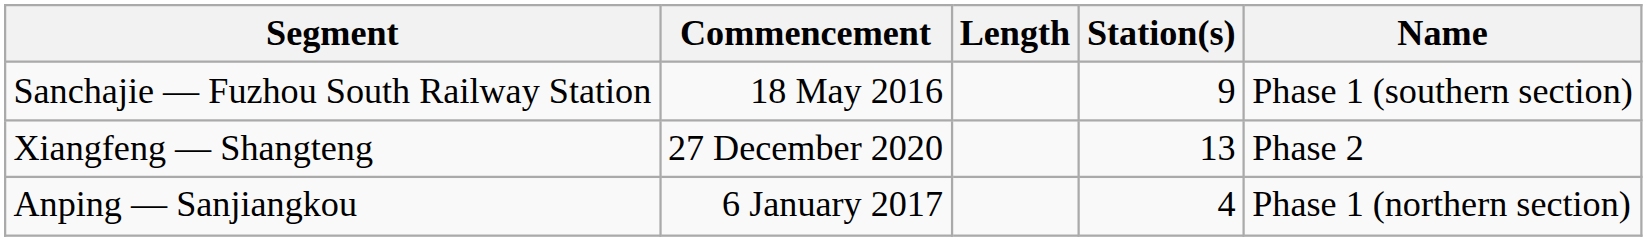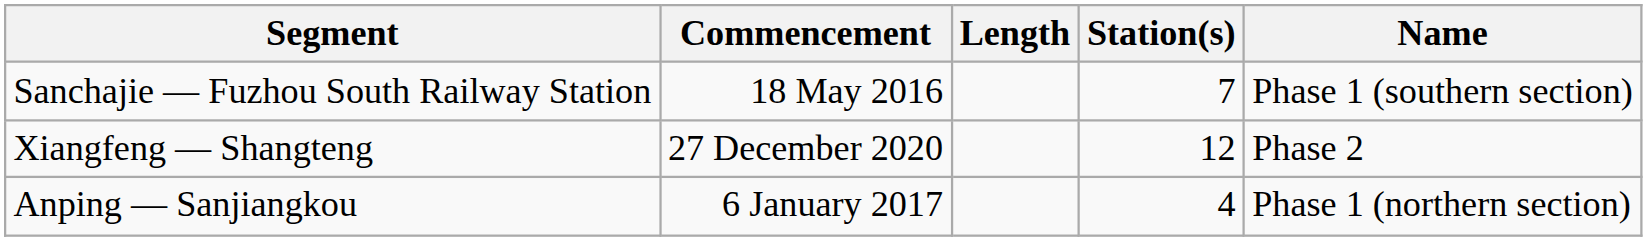(1227, 90) 9 -> (1227, 90) 7
(1217, 147) 13 -> (1217, 147) 12
